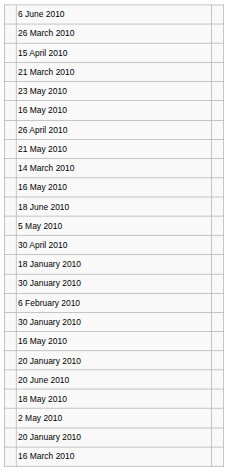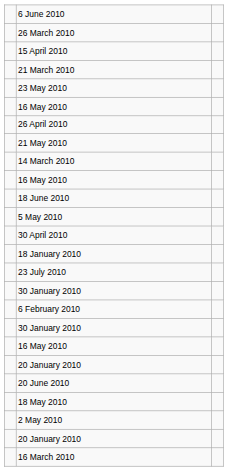+ row: (10, 272)
